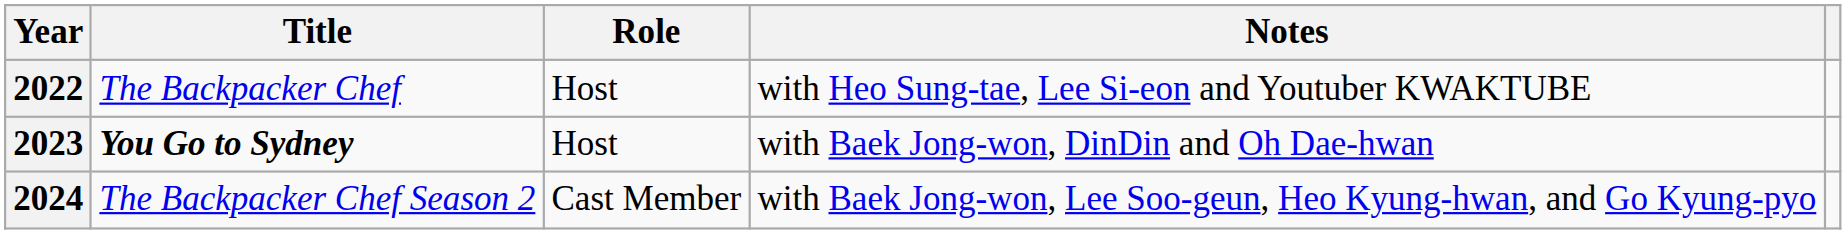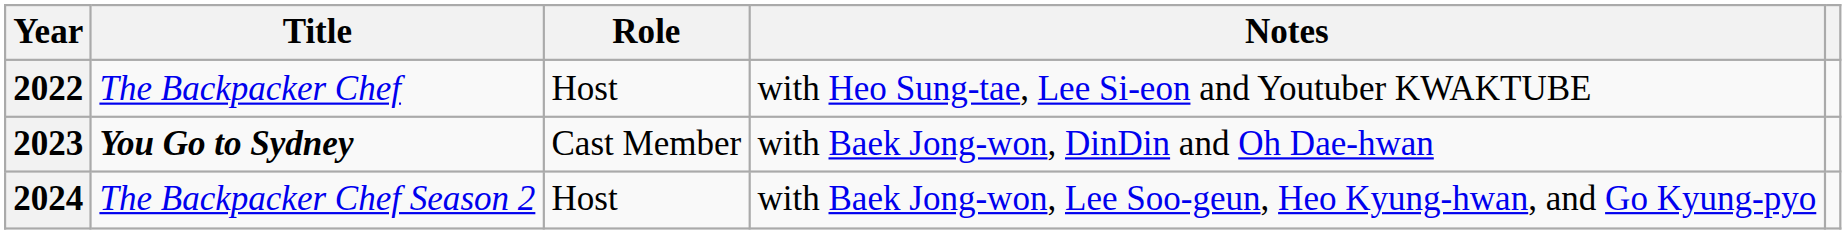(585, 143) Host -> (646, 143) Cast Member
(646, 198) Cast Member -> (585, 198) Host
